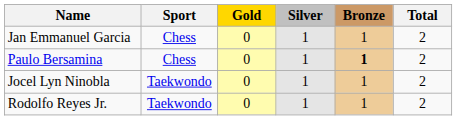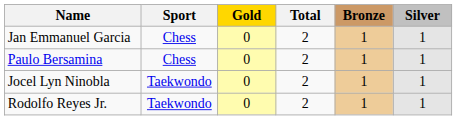columns swapped: (305, 15) <-> (423, 15)
(364, 59) bold -> (364, 59) normal
